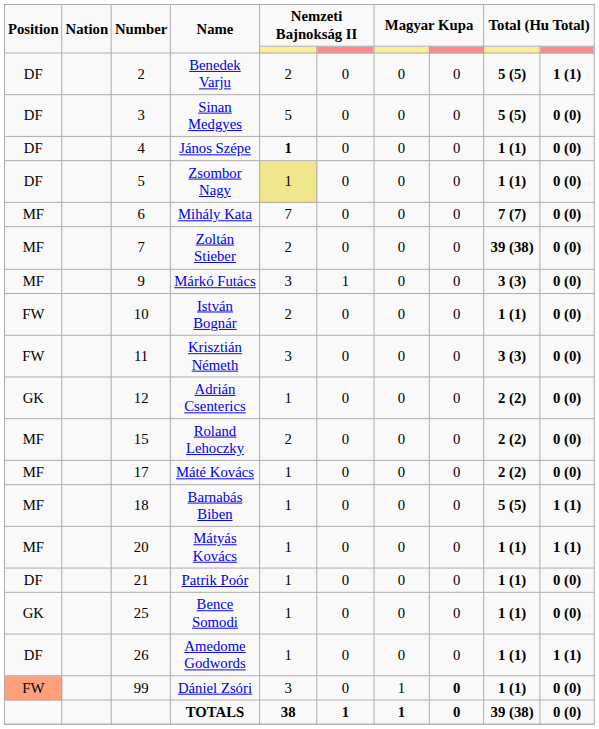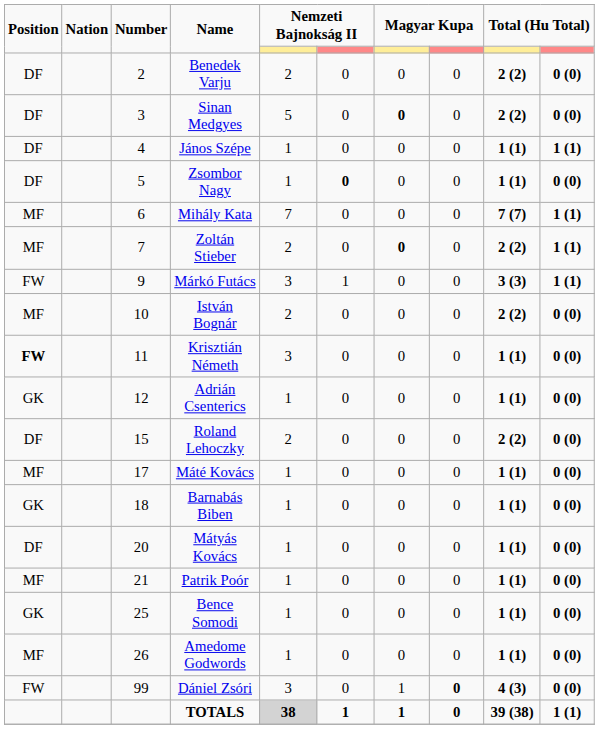(512, 74) 5 (5) -> (512, 74) 2 (2)
(567, 74) 1 (1) -> (567, 74) 0 (0)
(401, 115) normal -> (401, 115) bold
(512, 115) 5 (5) -> (512, 115) 2 (2)
(288, 149) bold -> (288, 149) normal
(567, 149) 0 (0) -> (567, 149) 1 (1)
(288, 182) khaki background -> (288, 182) no background
(346, 182) normal -> (346, 182) bold
(567, 215) 0 (0) -> (567, 215) 1 (1)
(401, 248) normal -> (401, 248) bold
(512, 248) 39 (38) -> (512, 248) 2 (2)
(567, 248) 0 (0) -> (567, 248) 1 (1)
(33, 281) MF -> (33, 281) FW
(567, 281) 0 (0) -> (567, 281) 1 (1)
(33, 314) FW -> (33, 314) MF
(512, 314) 1 (1) -> (512, 314) 2 (2)
(33, 355) normal -> (33, 355) bold
(512, 355) 3 (3) -> (512, 355) 1 (1)
(512, 397) 2 (2) -> (512, 397) 1 (1)
(33, 439) MF -> (33, 439) DF
(512, 472) 2 (2) -> (512, 472) 1 (1)
(33, 505) MF -> (33, 505) GK
(512, 505) 5 (5) -> (512, 505) 1 (1)
(567, 505) 1 (1) -> (567, 505) 0 (0)
(33, 547) MF -> (33, 547) DF
(567, 547) 1 (1) -> (567, 547) 0 (0)
(33, 580) DF -> (33, 580) MF
(33, 655) DF -> (33, 655) MF
(567, 655) 1 (1) -> (567, 655) 0 (0)
(33, 688) lightsalmon background -> (33, 688) no background
(512, 688) 1 (1) -> (512, 688) 4 (3)
(288, 712) no background -> (288, 712) lightgrey background
(567, 712) 0 (0) -> (567, 712) 1 (1)
